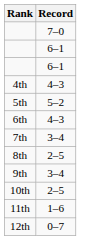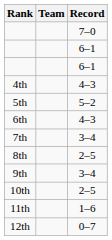+ column: (51, 13)
